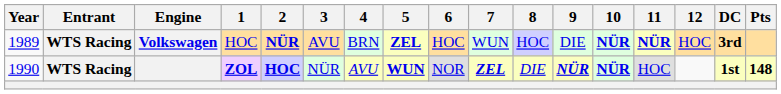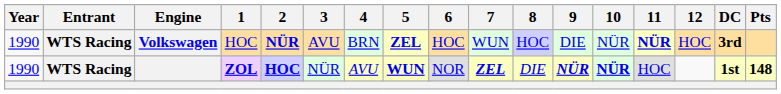(24, 42) 1989 -> (24, 42) 1990
(613, 42) bold -> (613, 42) normal
